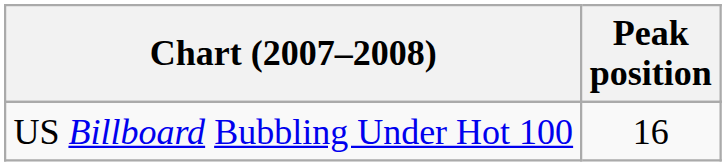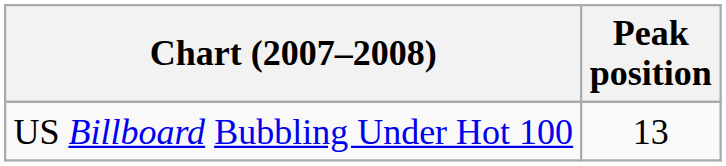(651, 130) 16 -> (651, 130) 13
